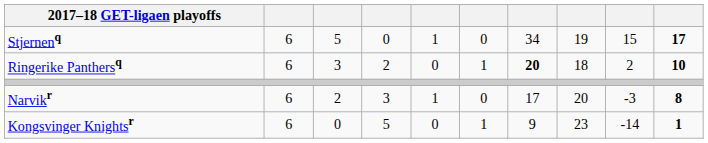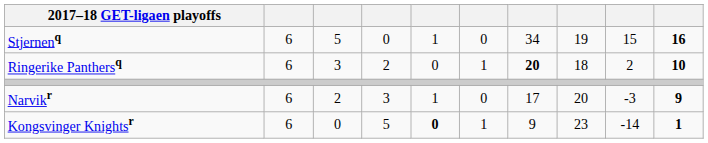(679, 39) 17 -> (679, 39) 16
(679, 98) 8 -> (679, 98) 9
(435, 124) normal -> (435, 124) bold
